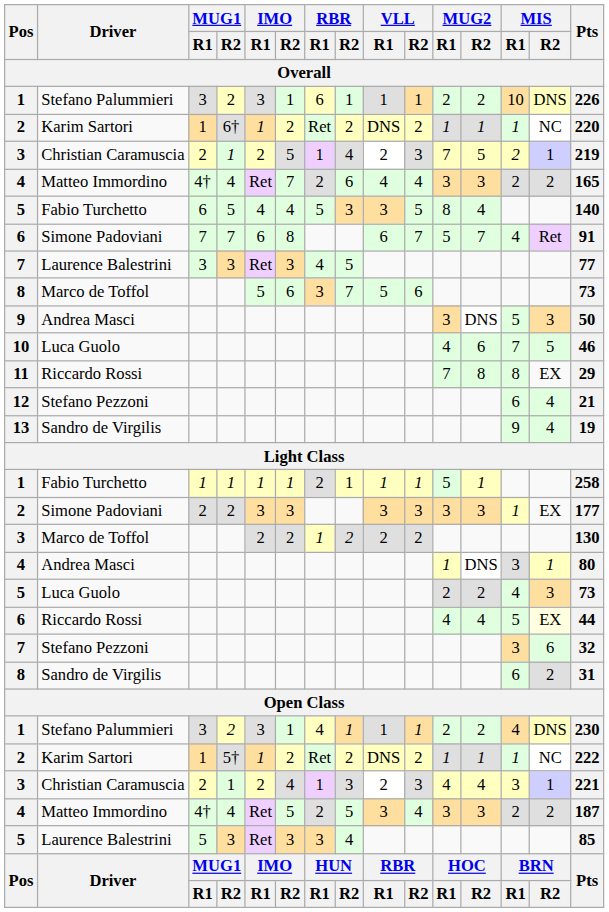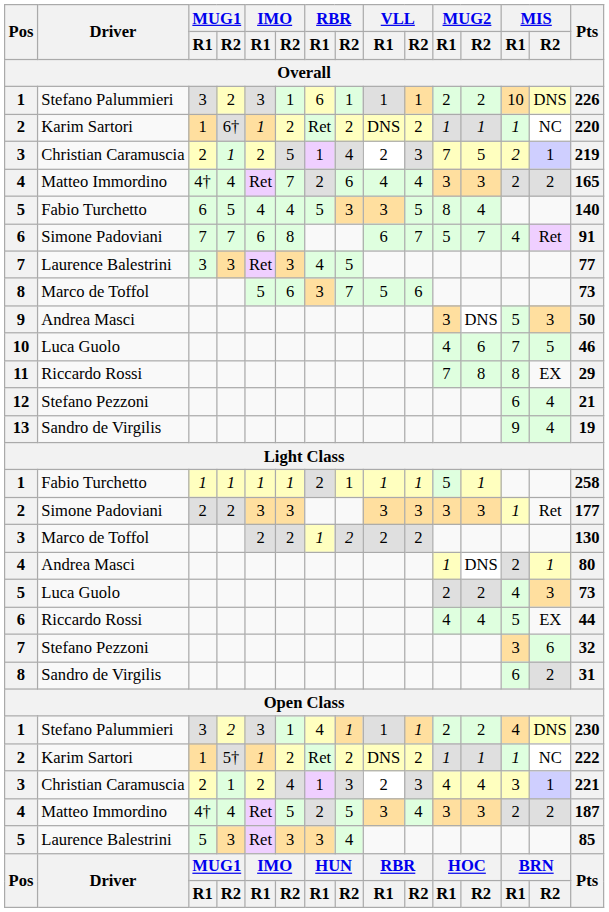(550, 510) EX -> (550, 510) Ret
(516, 565) 3 -> (516, 565) 2
(550, 620) lightyellow background -> (550, 620) no background
